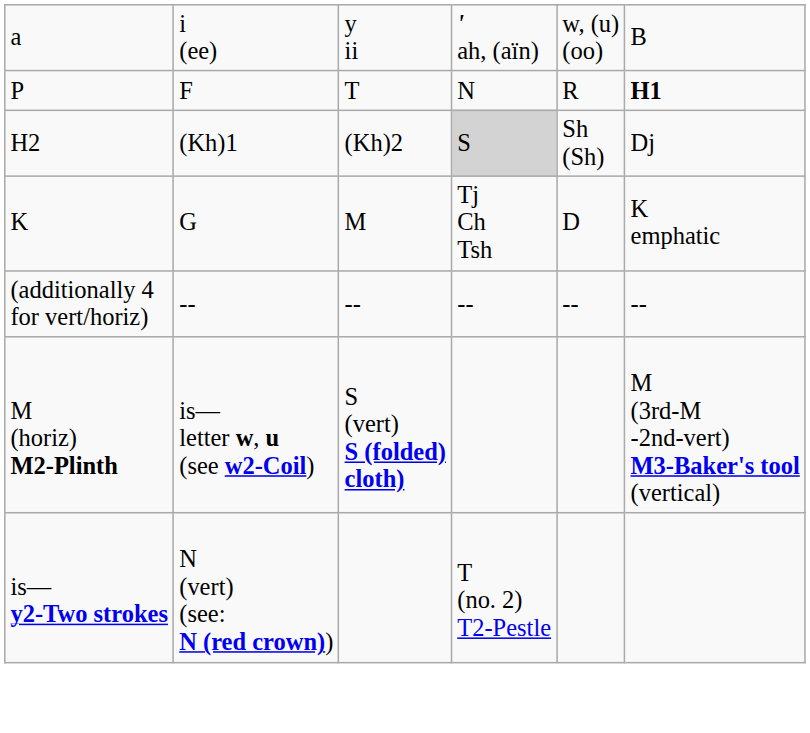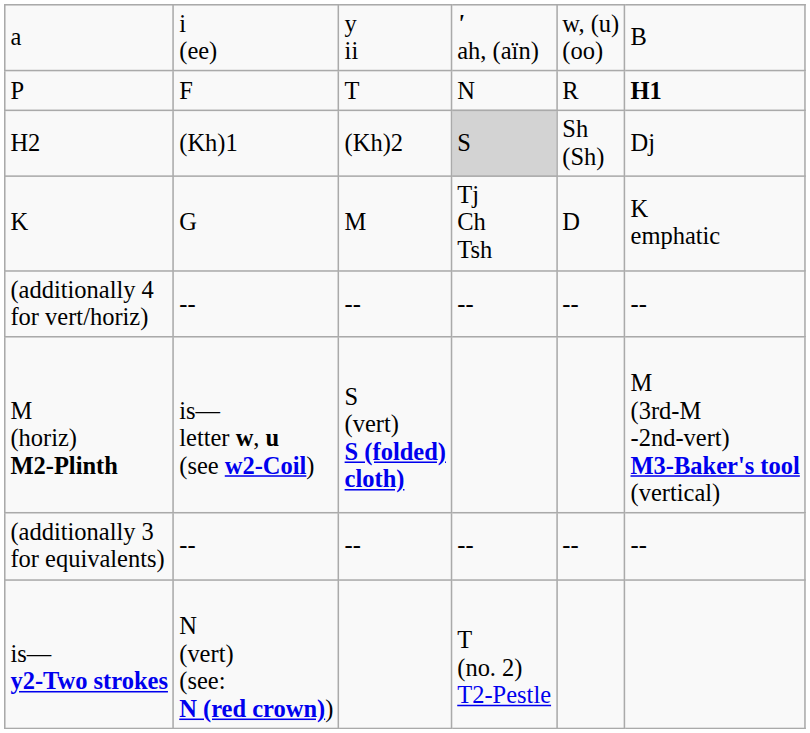+ row: (88, 546)
